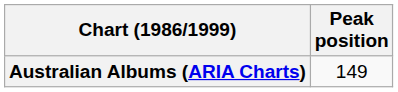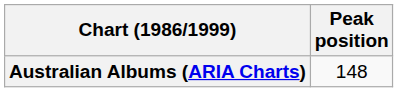(352, 71) 149 -> (352, 71) 148
